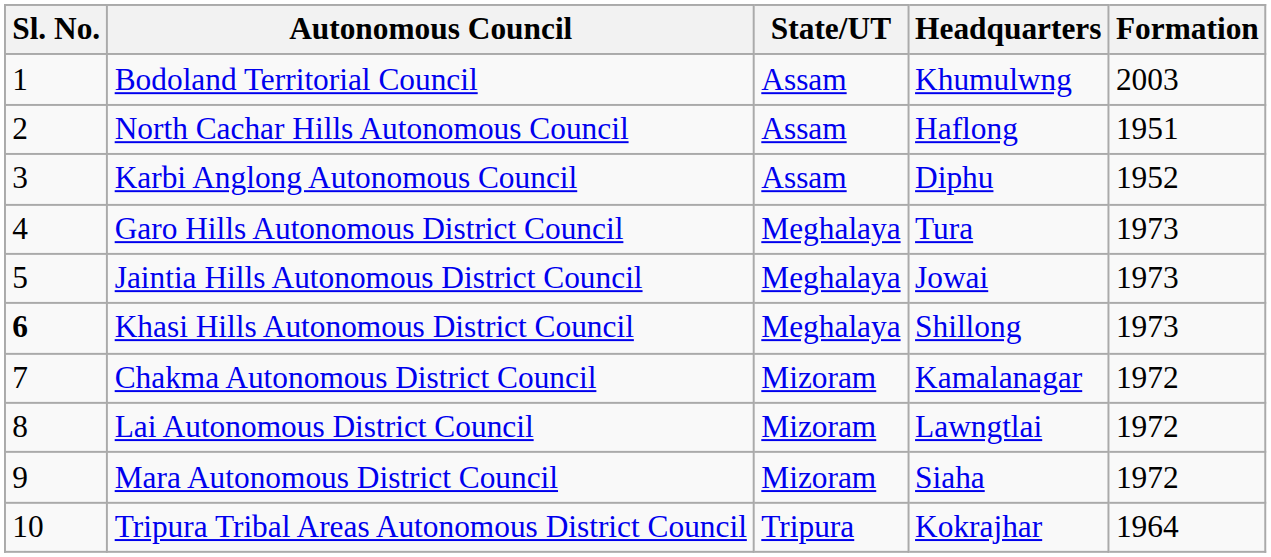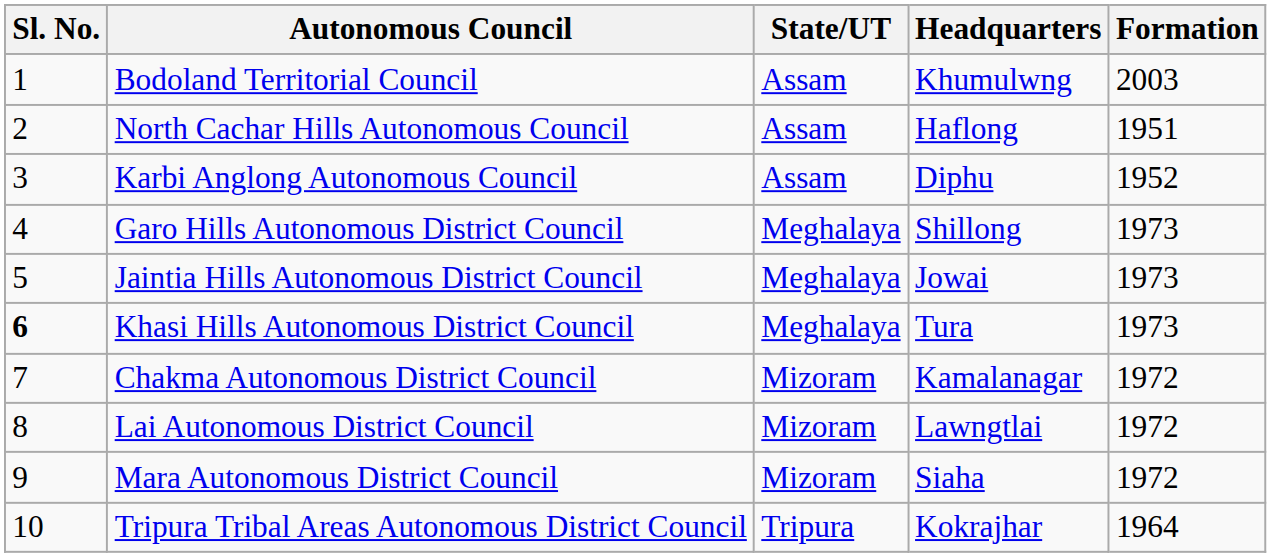(944, 228) Tura -> (968, 228) Shillong
(968, 327) Shillong -> (944, 327) Tura
